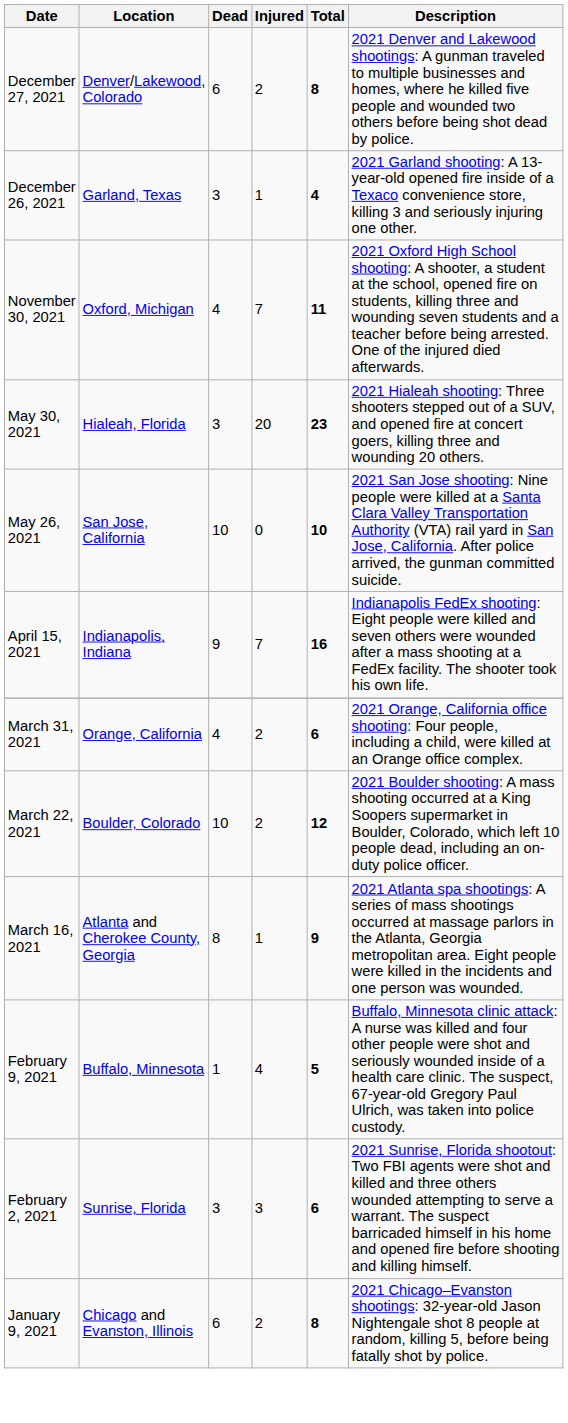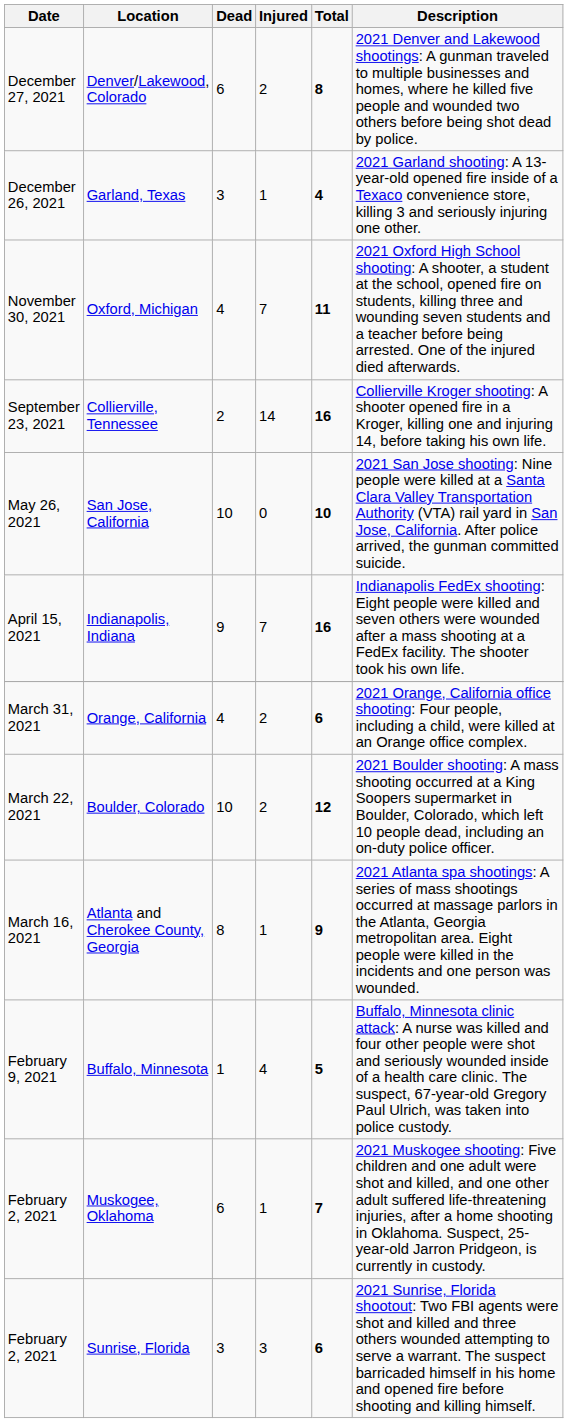+ row: (122, 415)
- row: (134, 424)
+ row: (123, 1208)
- row: (138, 1323)
